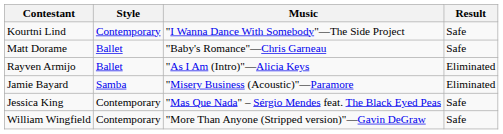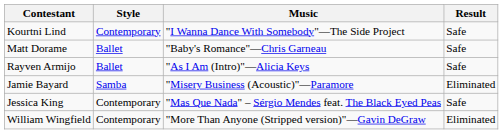(471, 66) Eliminated -> (456, 66) Safe
(456, 119) Safe -> (471, 119) Eliminated
